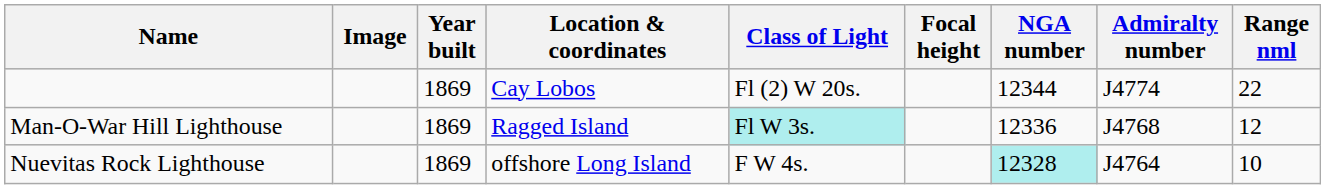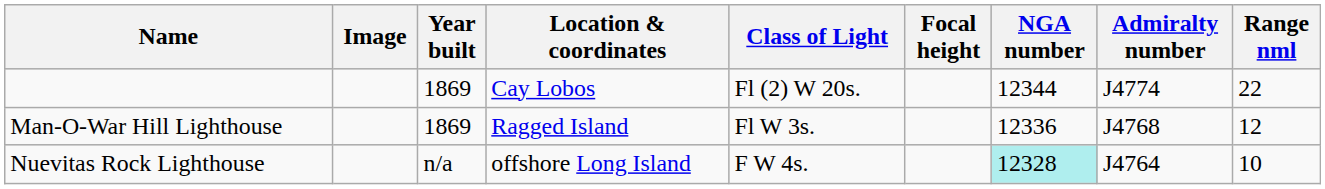(775, 125) paleturquoise background -> (775, 125) no background
(447, 163) 1869 -> (438, 163) n/a
